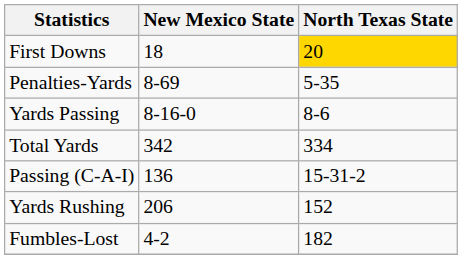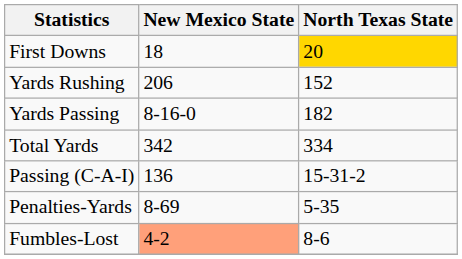rows swapped: (67, 207) <-> (70, 82)
(316, 113) 8-6 -> (318, 113) 182
(157, 238) no background -> (157, 238) lightsalmon background
(318, 238) 182 -> (316, 238) 8-6
